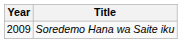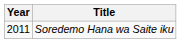(19, 30) 2009 -> (18, 30) 2011
